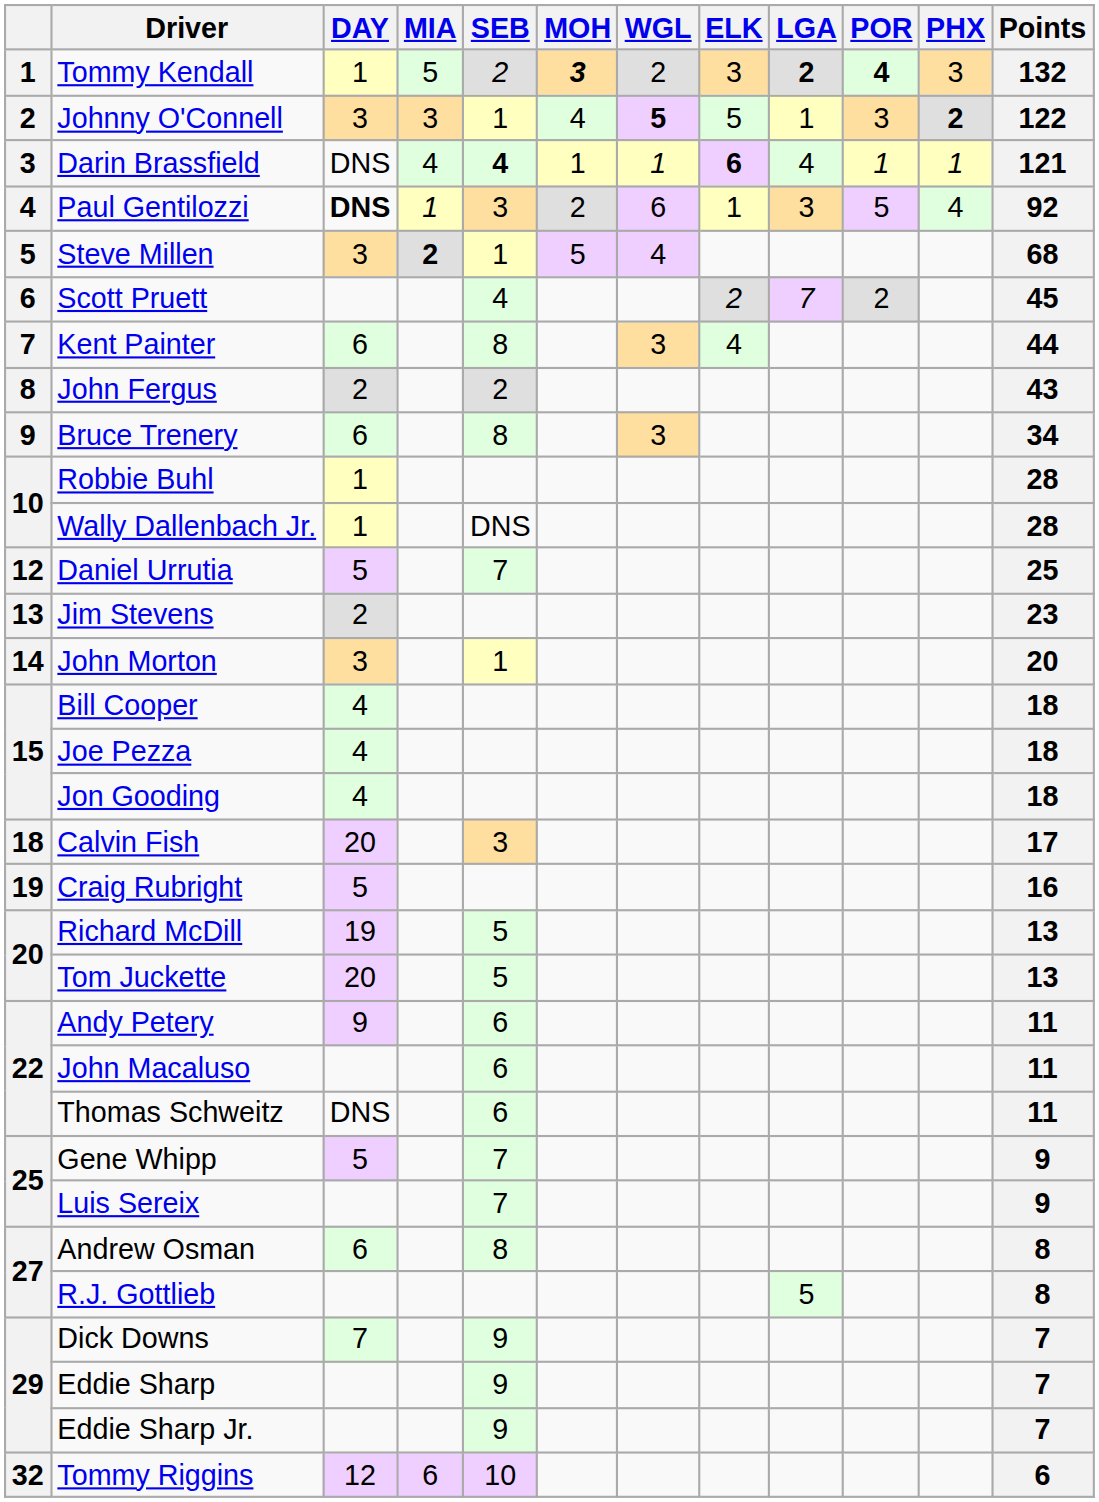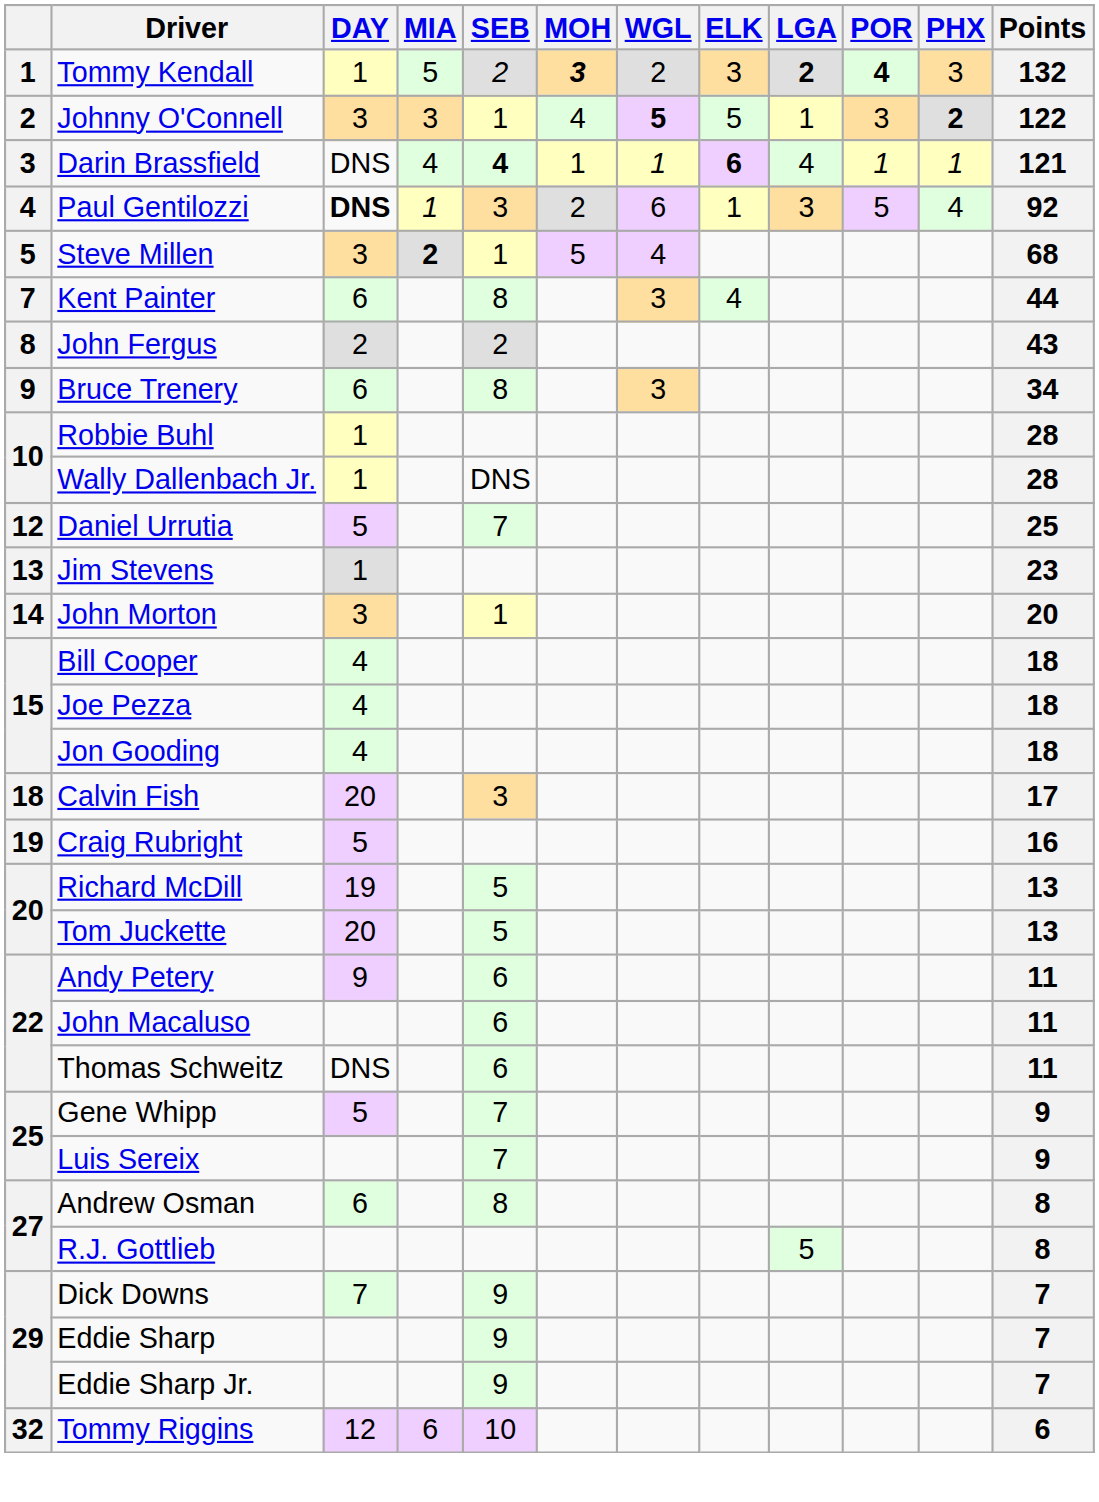- row: (132, 299)
(360, 615) 2 -> (360, 570) 1
